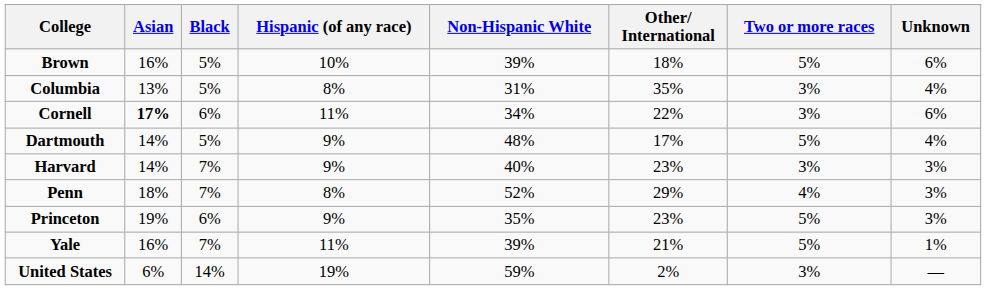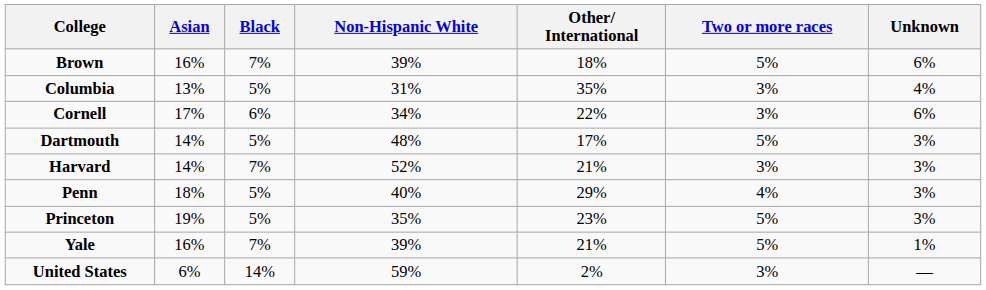- column: (334, 26)
(210, 62) 5% -> (260, 62) 7%
(153, 114) bold -> (189, 114) normal
(936, 140) 4% -> (925, 140) 3%
(519, 166) 40% -> (406, 166) 52%
(668, 166) 23% -> (592, 166) 21%
(210, 192) 7% -> (260, 192) 5%
(519, 192) 52% -> (406, 192) 40%
(210, 219) 6% -> (260, 219) 5%
